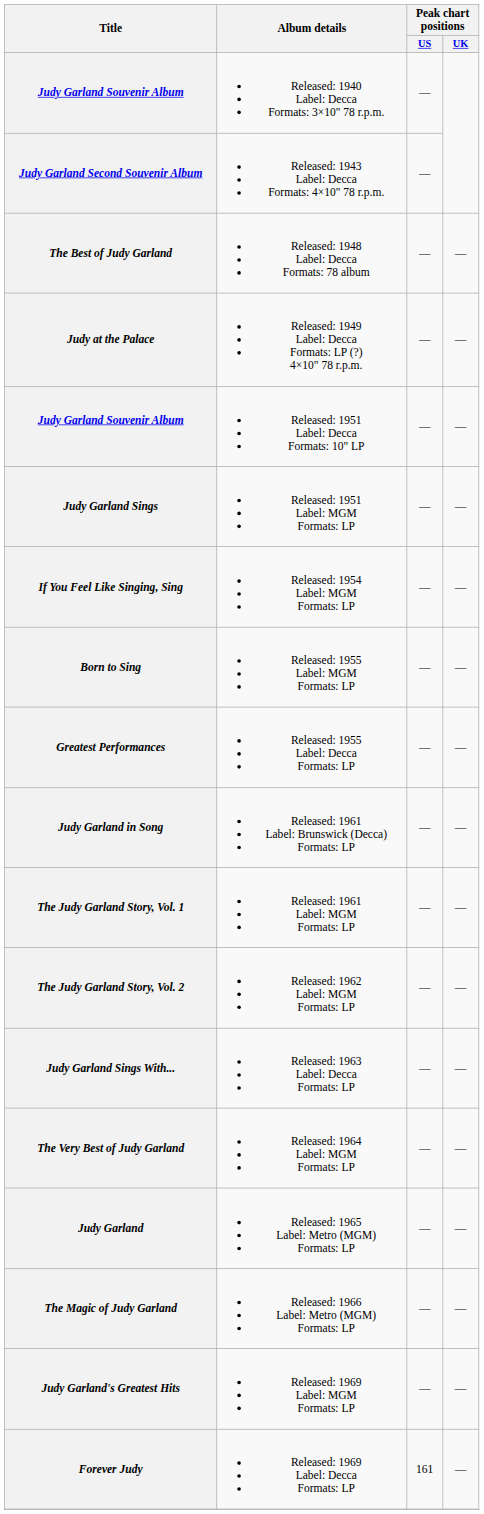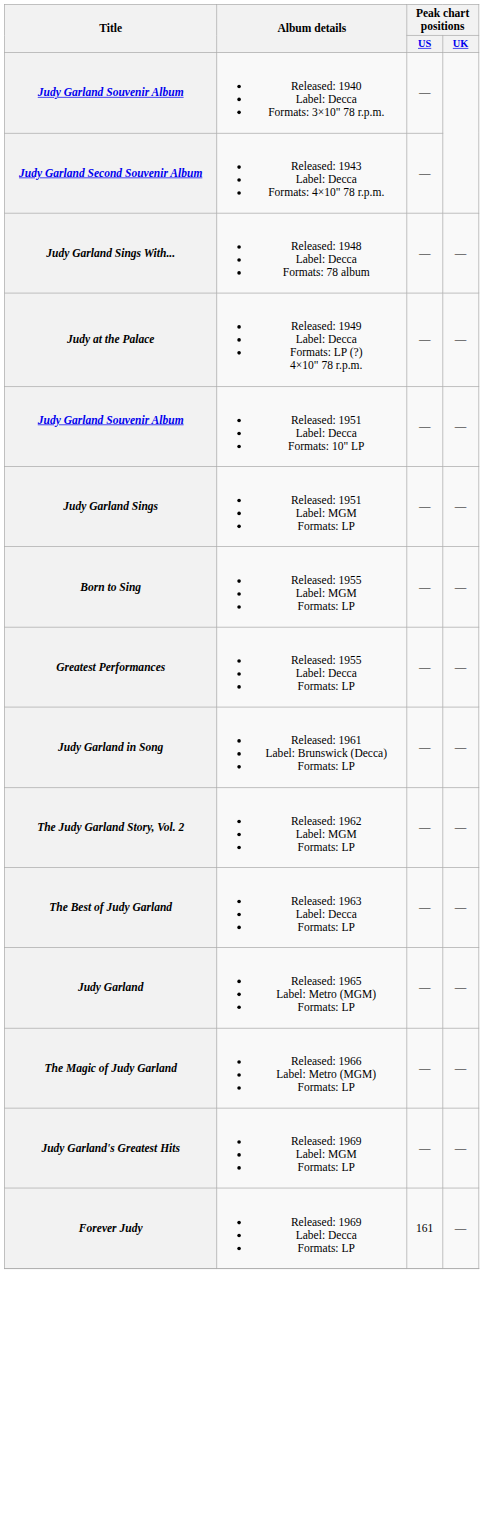(111, 253) The Best of Judy Garland -> (111, 253) Judy Garland Sings With...
- row: (312, 593)
- row: (312, 914)
(111, 1068) Judy Garland Sings With... -> (111, 907) The Best of Judy Garland
- row: (312, 1155)
